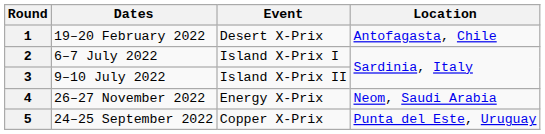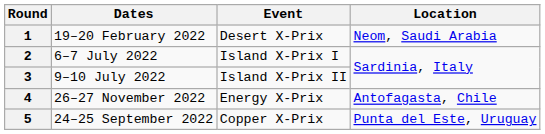(425, 36) Antofagasta, Chile -> (425, 36) Neom, Saudi Arabia
(425, 99) Neom, Saudi Arabia -> (425, 99) Antofagasta, Chile
